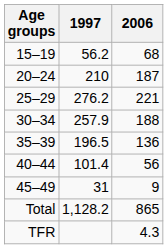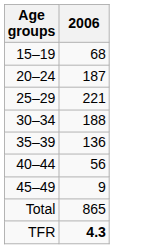- column: (85, 23)
(150, 232) normal -> (96, 232) bold
